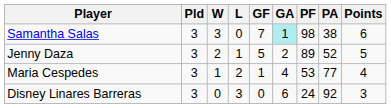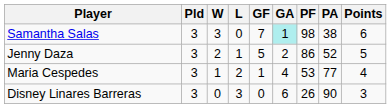(308, 53) 89 -> (308, 53) 86
(308, 93) 24 -> (308, 93) 26
(330, 93) 92 -> (330, 93) 90
